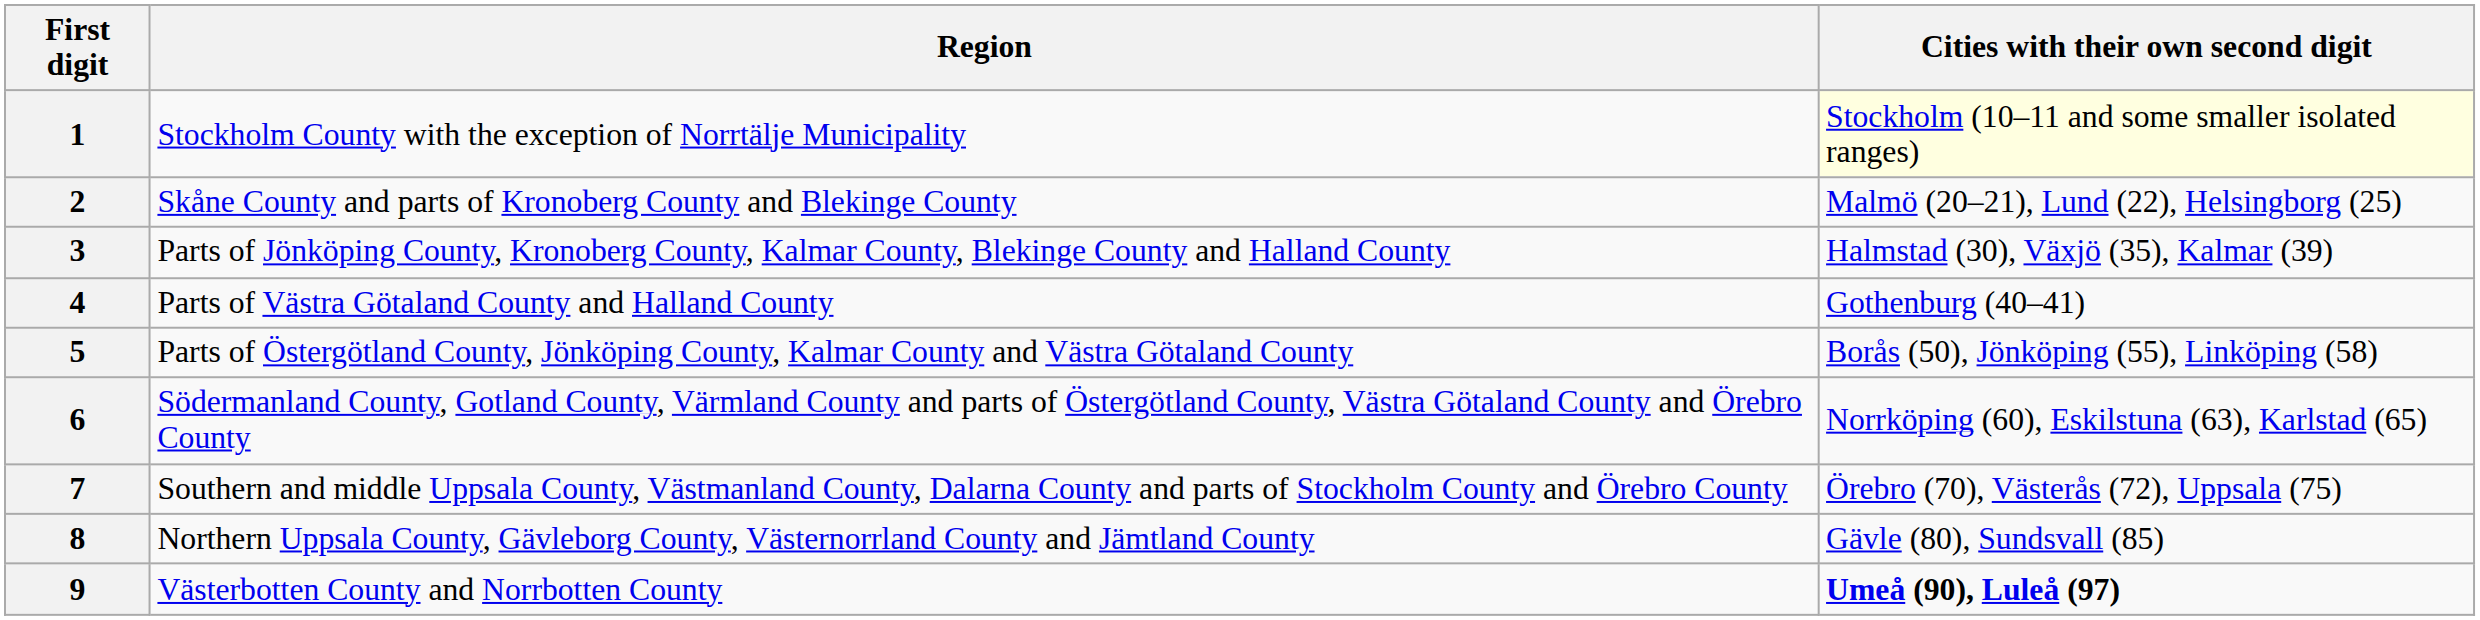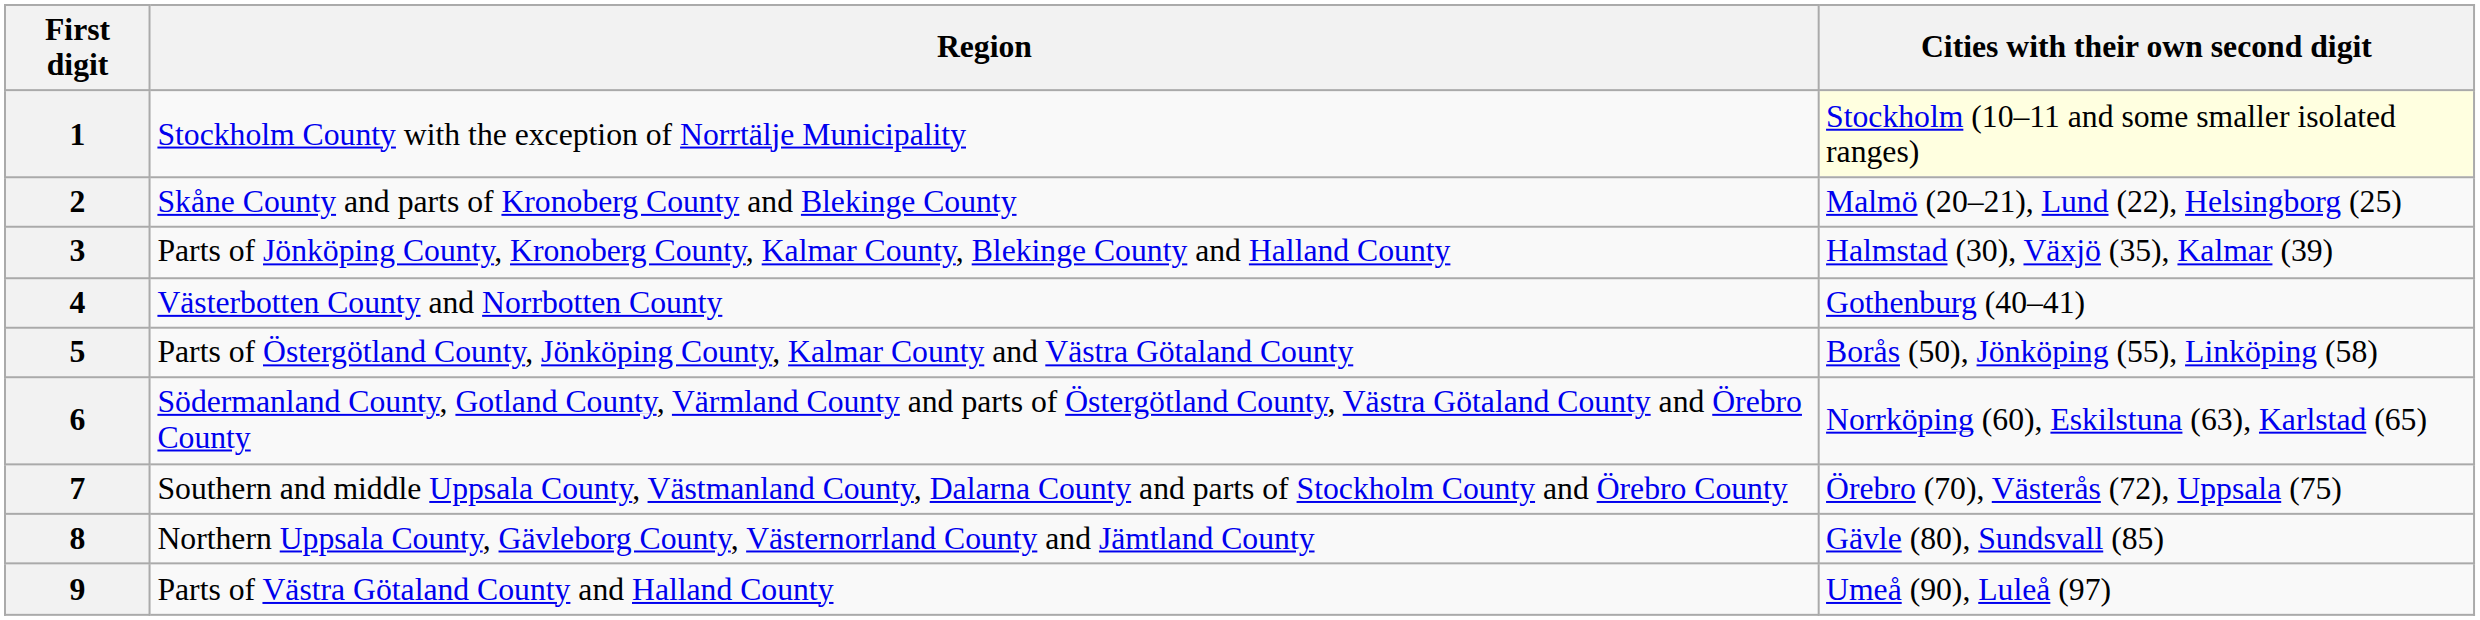(495, 301) Parts of Västra Götaland County and Halland County -> (440, 301) Västerbotten County and Norrbotten County
(440, 588) Västerbotten County and Norrbotten County -> (495, 588) Parts of Västra Götaland County and Halland County
(1973, 588) bold -> (1969, 588) normal
